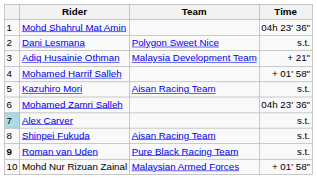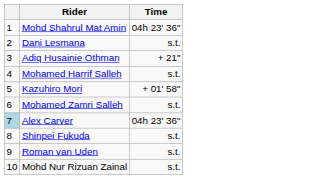- column: (194, 12)
(291, 74) + 01' 58" -> (174, 74) s.t.
(304, 89) s.t. -> (161, 89) + 01' 58"
(286, 105) 04h 23' 36" -> (174, 105) s.t.
(304, 120) s.t. -> (156, 120) 04h 23' 36"
(9, 151) bold -> (9, 151) normal
(291, 167) + 01' 58" -> (174, 167) s.t.
